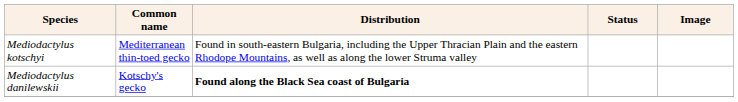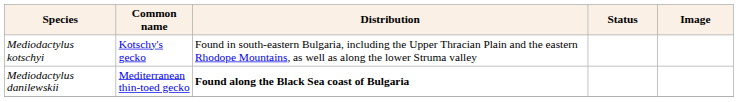(154, 50) Mediterranean thin-toed gecko -> (141, 50) Kotschy's gecko
(141, 81) Kotschy's gecko -> (154, 81) Mediterranean thin-toed gecko
